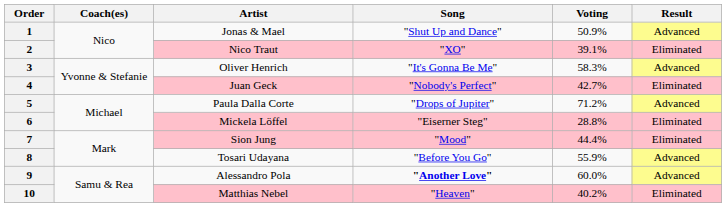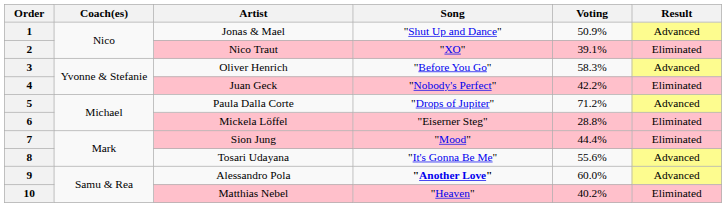(453, 67) "It's Gonna Be Me" -> (453, 67) "Before You Go"
(592, 85) 42.7% -> (592, 85) 42.2%
(453, 157) "Before You Go" -> (453, 157) "It's Gonna Be Me"
(592, 157) 55.9% -> (592, 157) 55.6%
